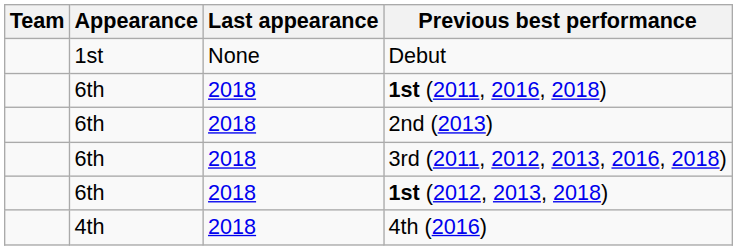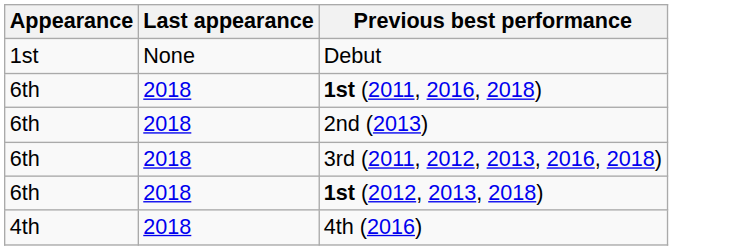- column: (37, 21)
